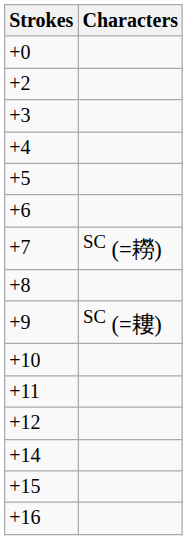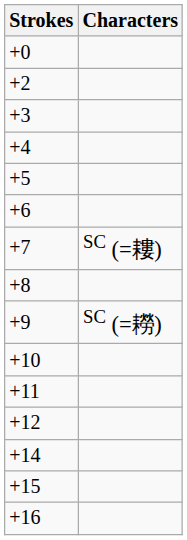(122, 247) SC (=耮) -> (122, 247) SC (=耬)
(122, 321) SC (=耬) -> (122, 321) SC (=耮)
